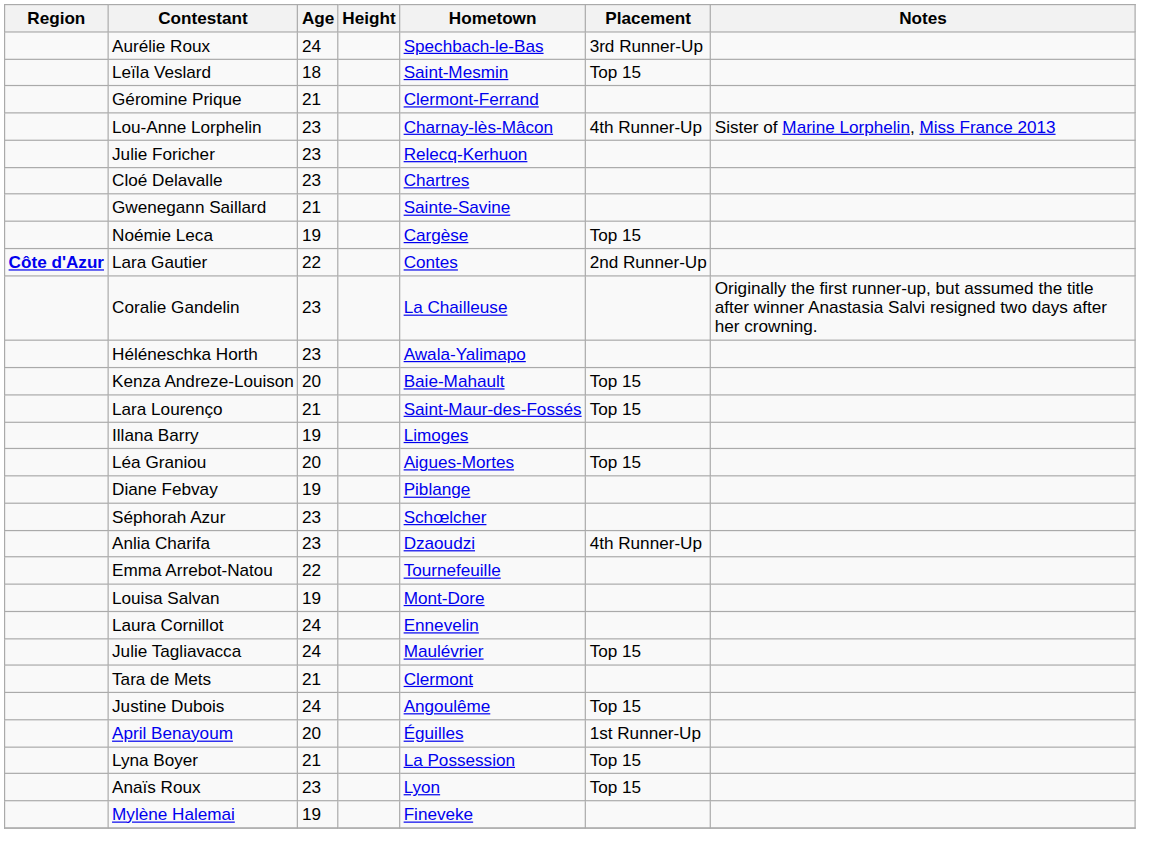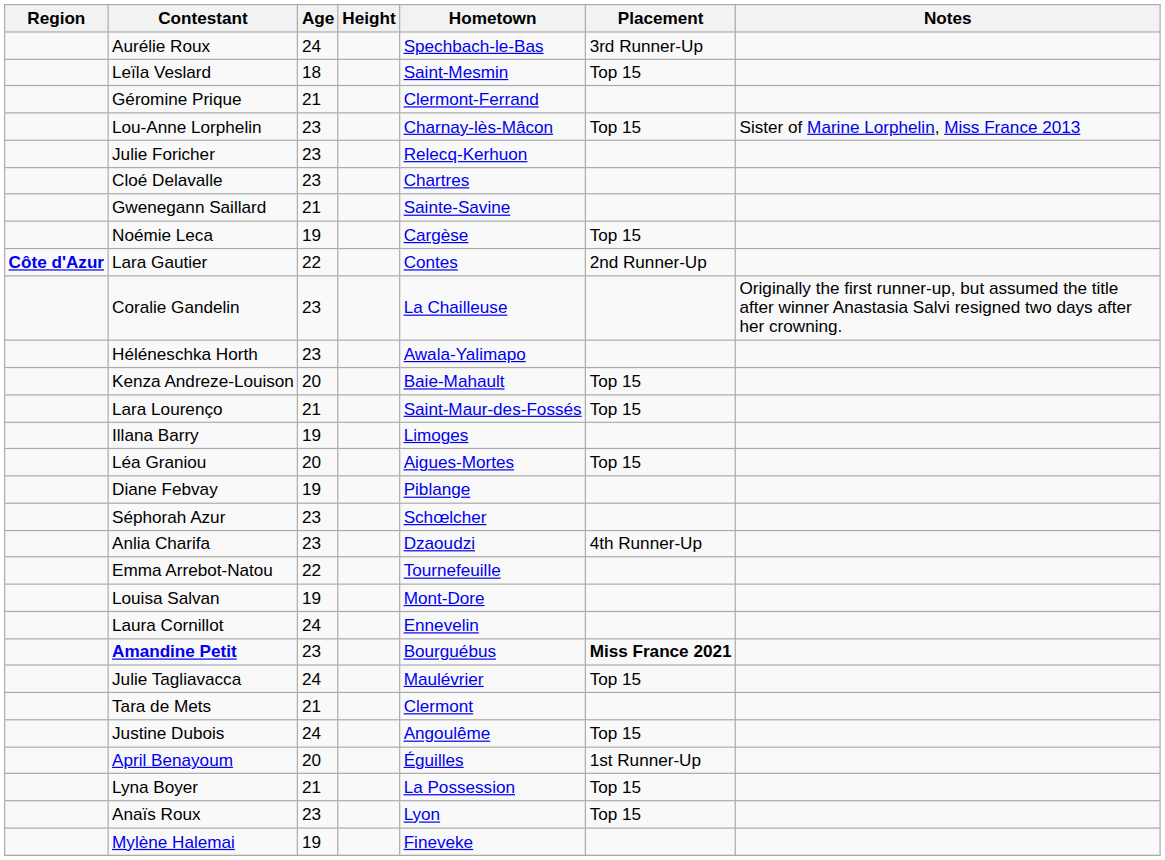(646, 127) 4th Runner-Up -> (615, 127) Top 15
+ row: (174, 652)
